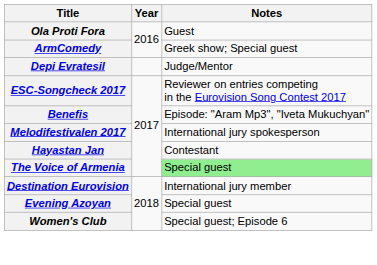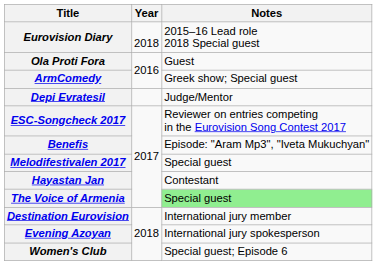+ row: (68, 37)
(242, 132) International jury spokesperson -> (198, 162) Special guest
(198, 203) Special guest -> (242, 233) International jury spokesperson
